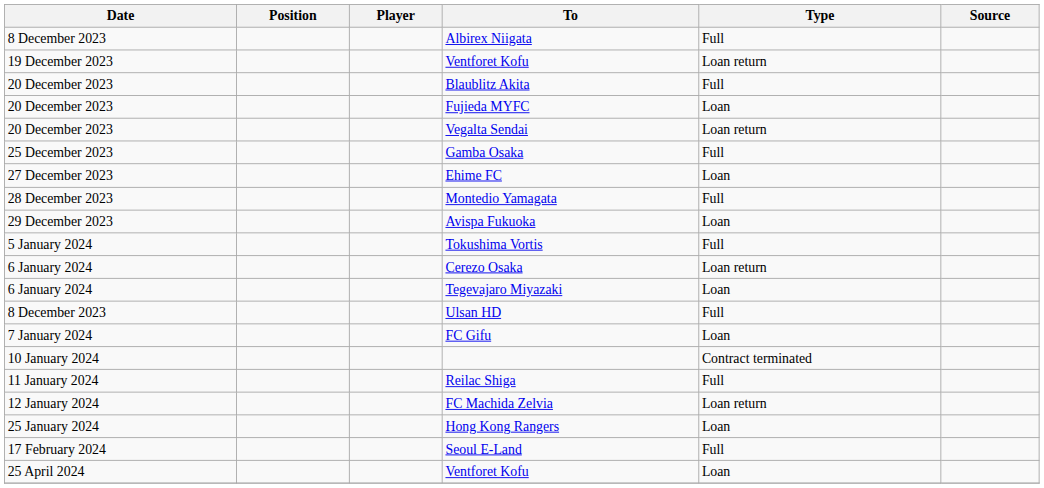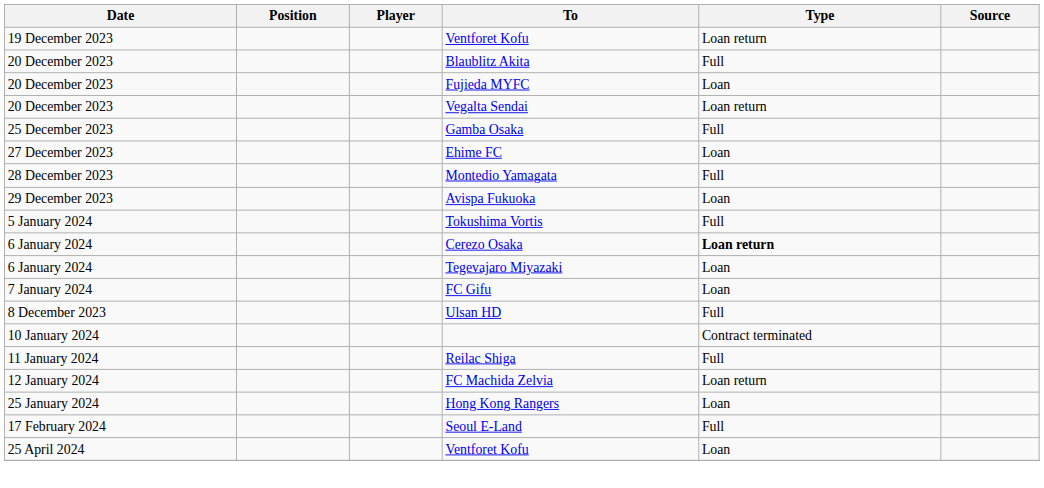- row: (57, 38)
(734, 266) normal -> (738, 244) bold
rows swapped: (50, 335) <-> (57, 312)
